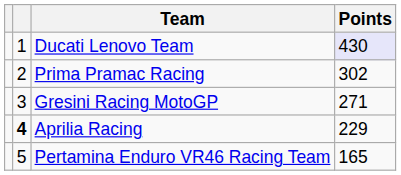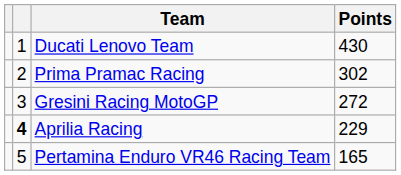(353, 46) lavender background -> (353, 46) no background
(353, 102) 271 -> (353, 102) 272
